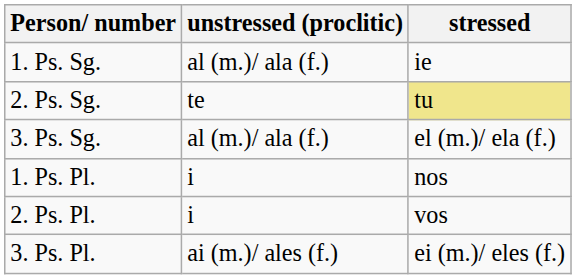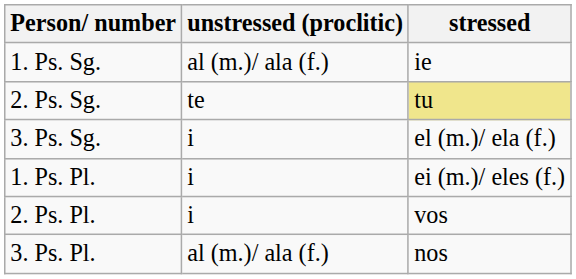(258, 138) al (m.)/ ala (f.) -> (191, 138) i
(431, 176) nos -> (490, 176) ei (m.)/ eles (f.)
(263, 253) ai (m.)/ ales (f.) -> (258, 253) al (m.)/ ala (f.)
(490, 253) ei (m.)/ eles (f.) -> (431, 253) nos
